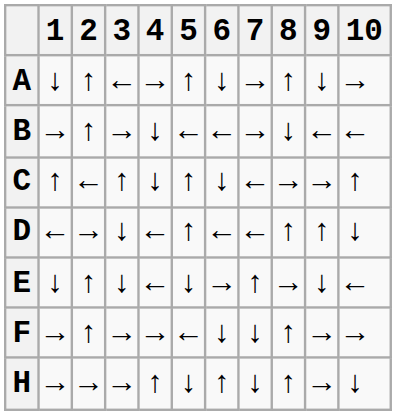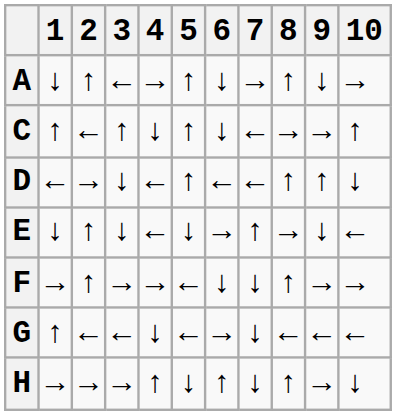- row: (22, 131)
+ row: (22, 333)
